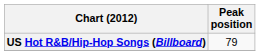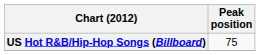(231, 42) 79 -> (231, 42) 75
